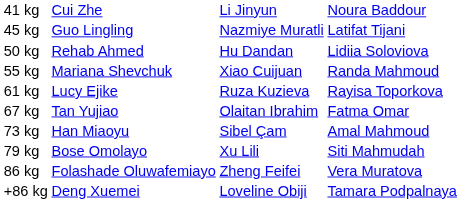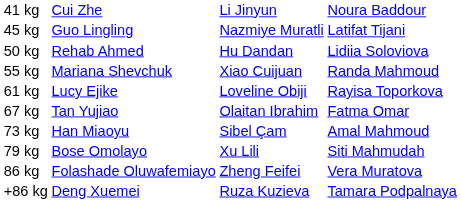(264, 91) Ruza Kuzieva -> (263, 91) Loveline Obiji
(263, 191) Loveline Obiji -> (264, 191) Ruza Kuzieva
